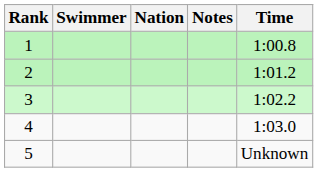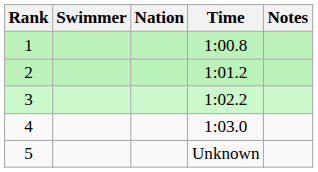columns swapped: (275, 18) <-> (212, 18)
